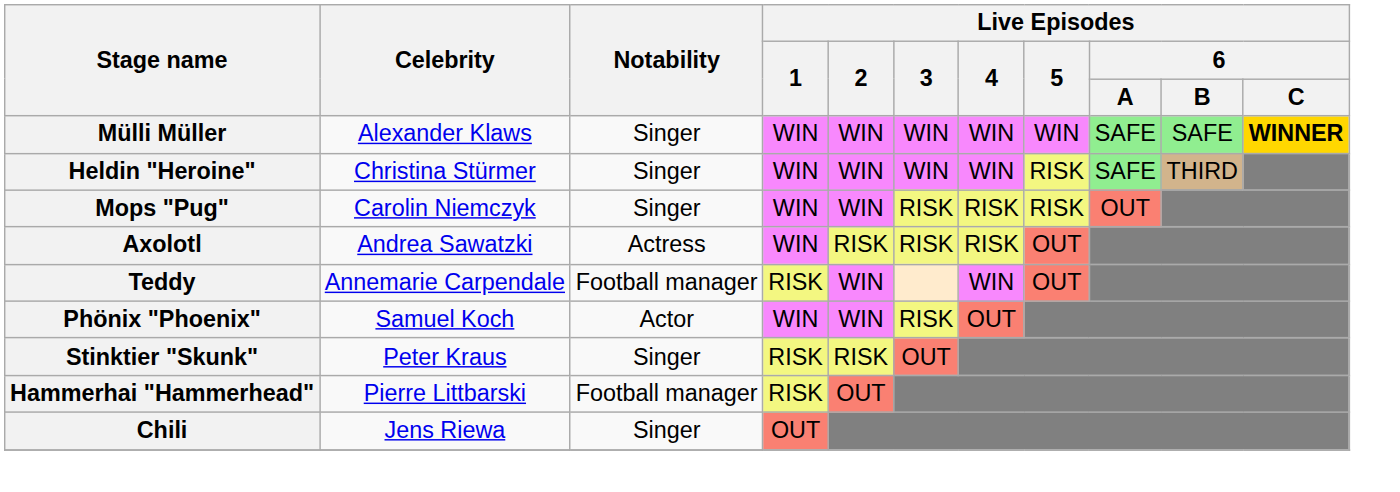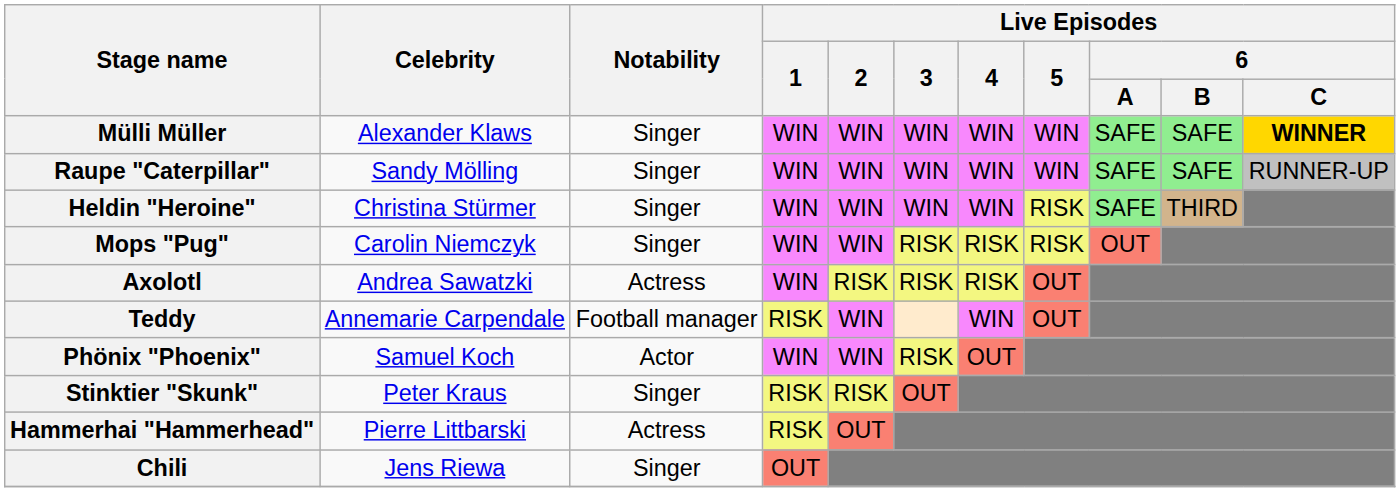+ row: (162, 171)
(667, 393) Football manager -> (667, 430) Actress
